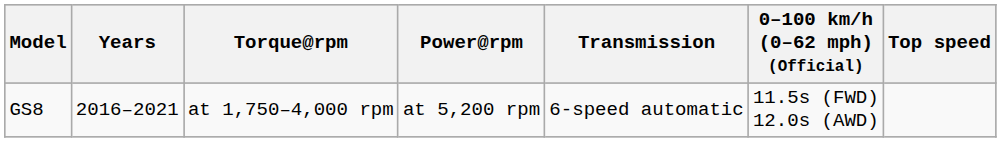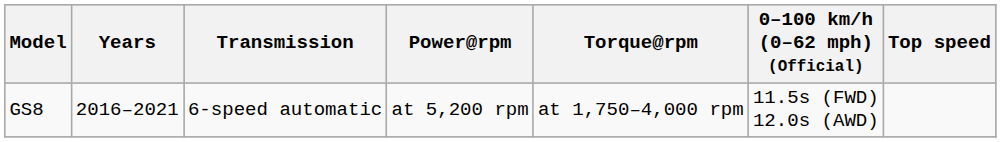columns swapped: (647, 43) <-> (291, 43)
